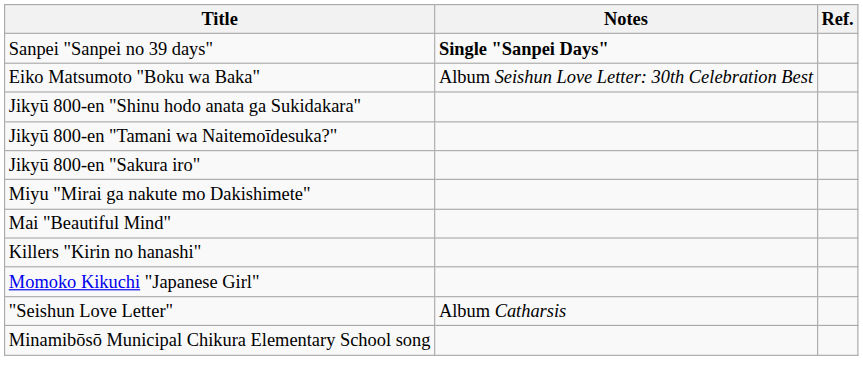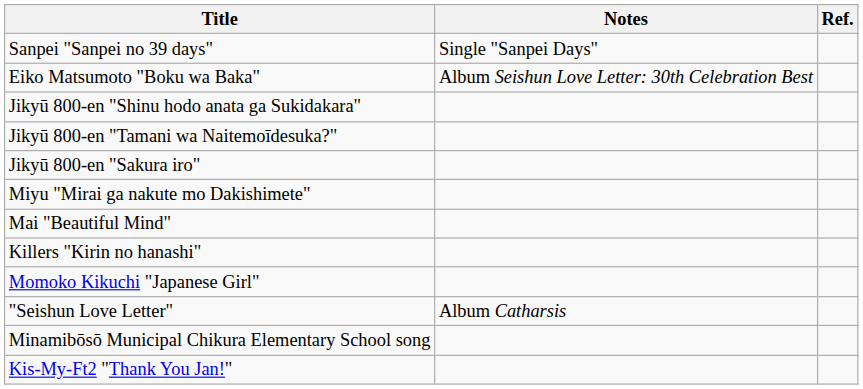(524, 48) bold -> (518, 48) normal
+ row: (121, 369)
